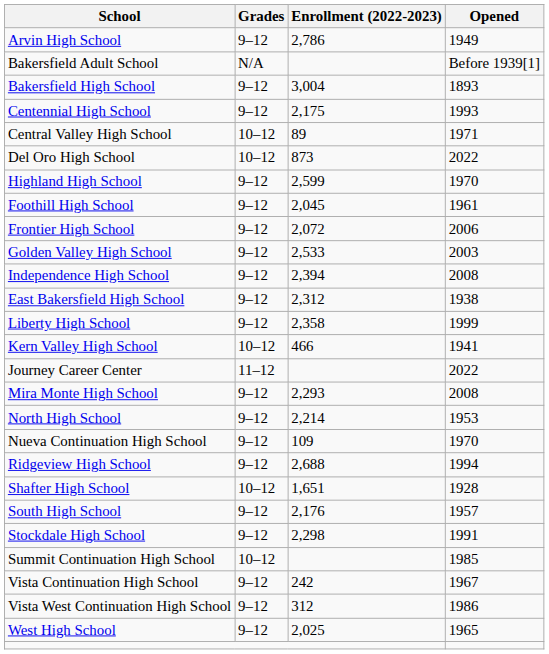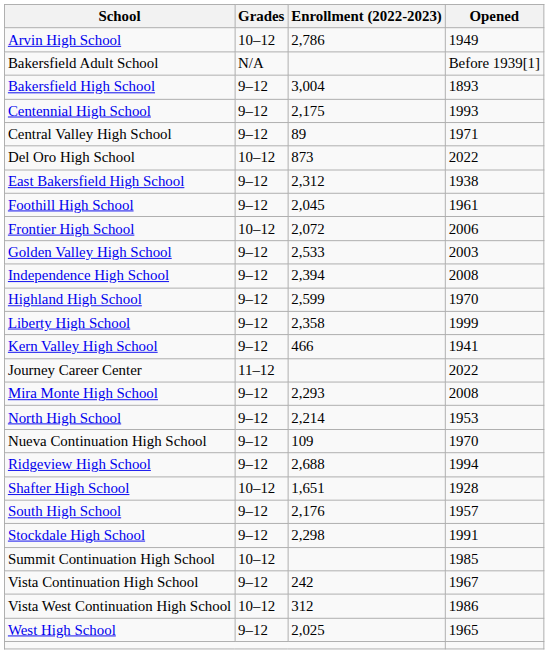(253, 39) 9–12 -> (257, 39) 10–12
(257, 134) 10–12 -> (253, 134) 9–12
rows swapped: (96, 299) <-> (75, 181)
(253, 228) 9–12 -> (257, 228) 10–12
(257, 346) 10–12 -> (253, 346) 9–12
(253, 606) 9–12 -> (257, 606) 10–12
